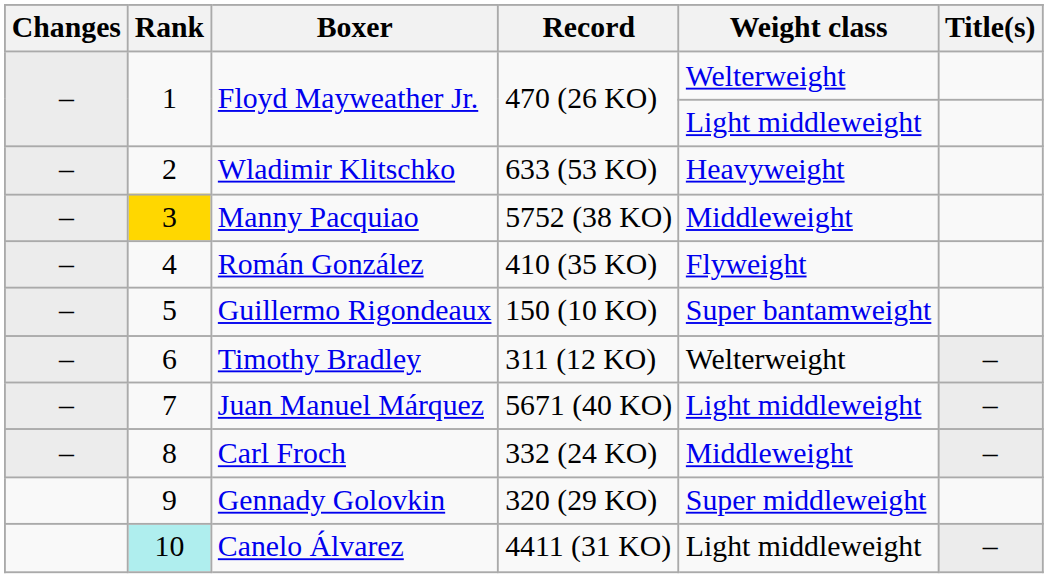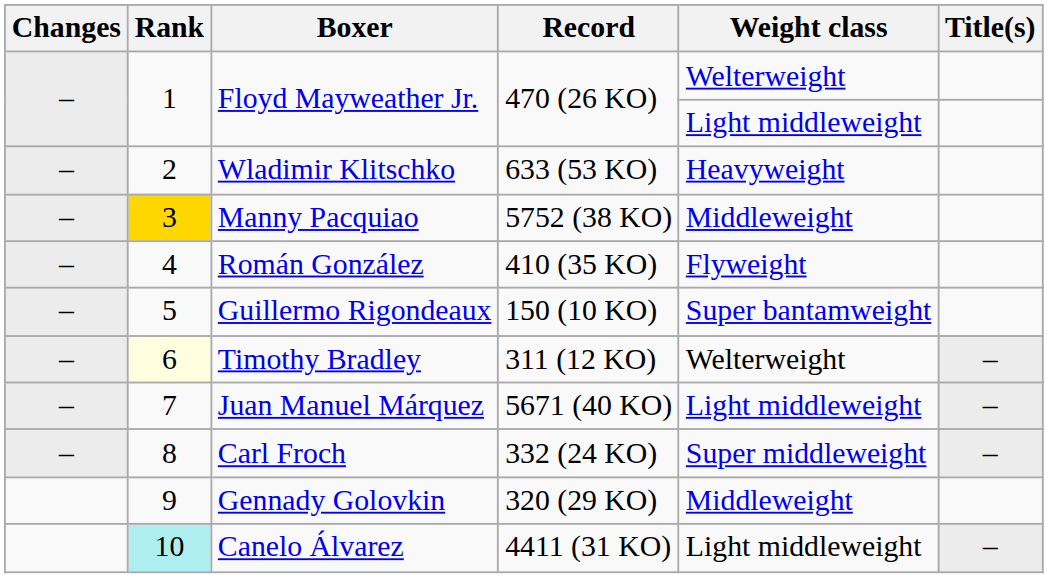(169, 358) no background -> (169, 358) lightyellow background
(769, 452) Middleweight -> (806, 452) Super middleweight
(806, 500) Super middleweight -> (769, 500) Middleweight
